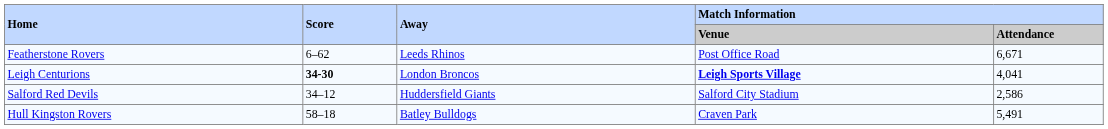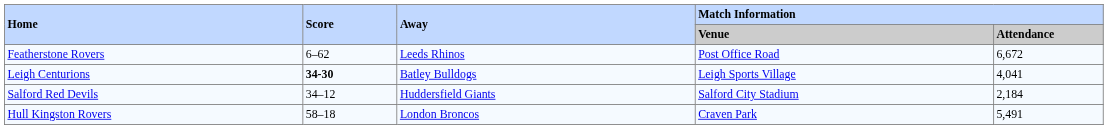(1010, 54) 6,671 -> (1010, 54) 6,672
(439, 74) London Broncos -> (438, 74) Batley Bulldogs
(749, 74) bold -> (747, 74) normal
(1010, 94) 2,586 -> (1010, 94) 2,184
(438, 114) Batley Bulldogs -> (439, 114) London Broncos
